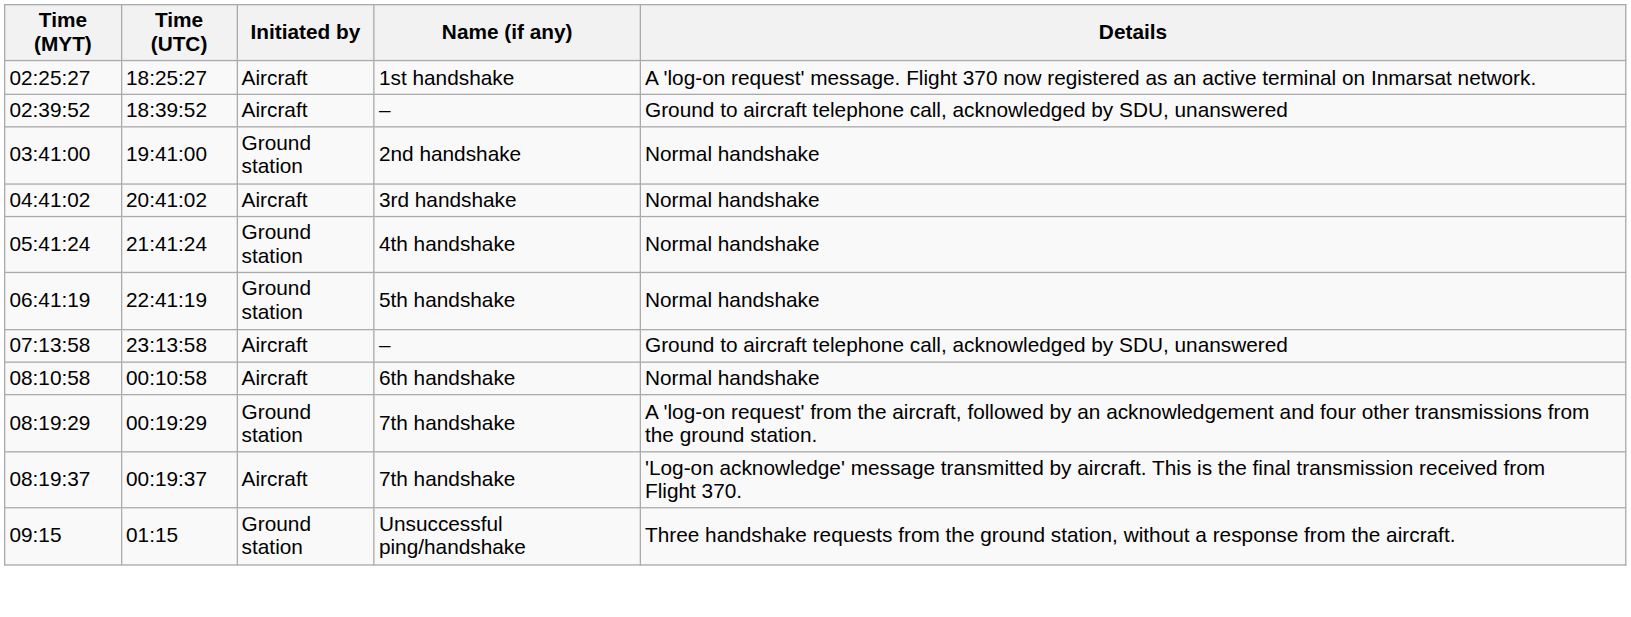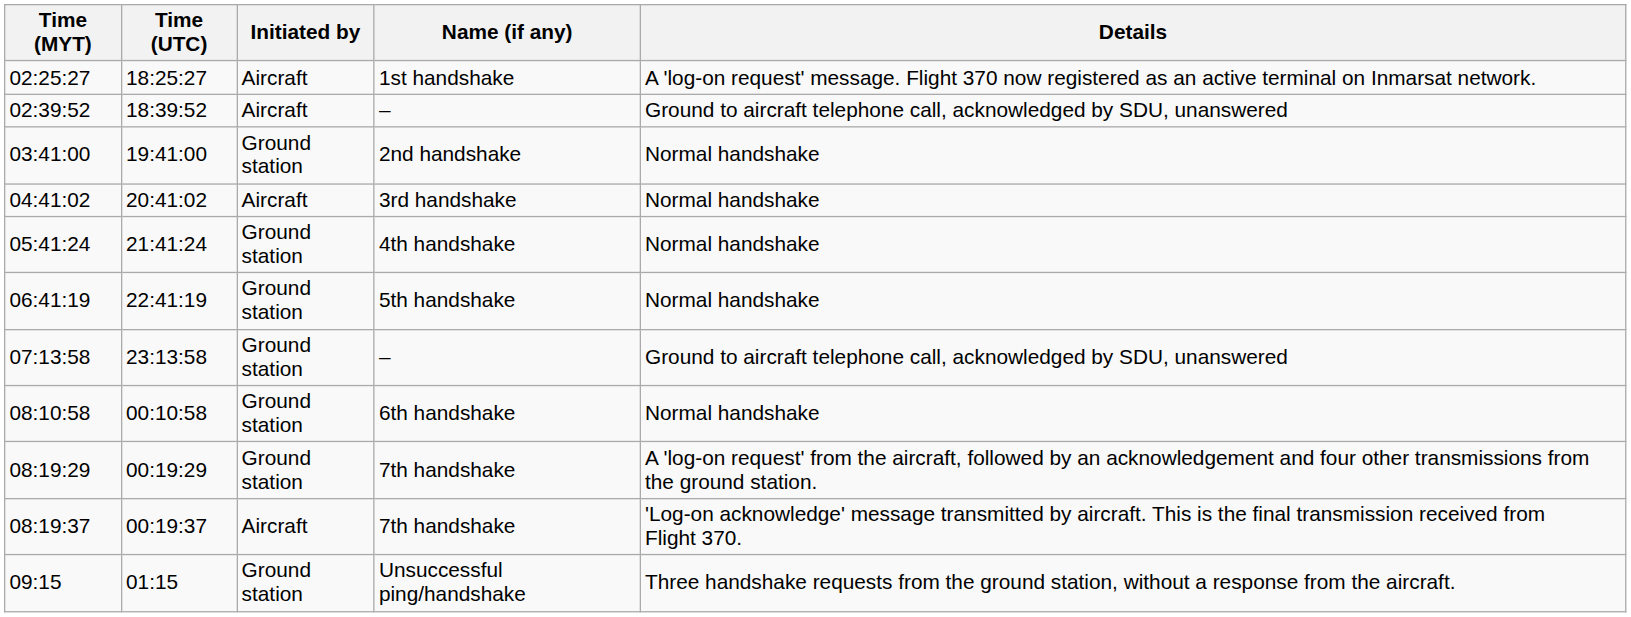(275, 345) Aircraft -> (276, 357) Ground station
(275, 378) Aircraft -> (276, 413) Ground station
